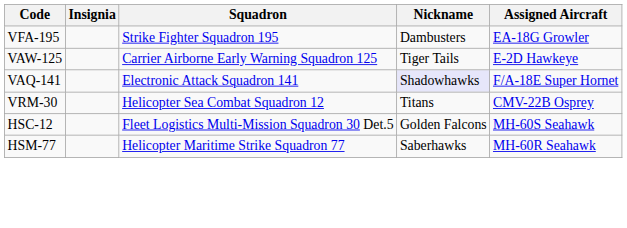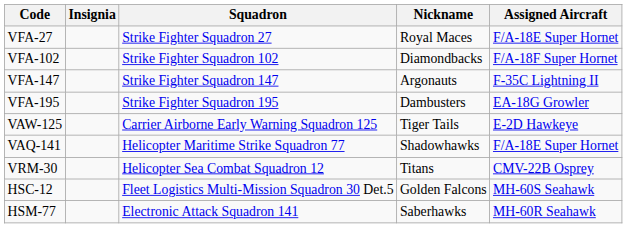+ row: (30, 37)
+ row: (33, 59)
+ row: (33, 80)
(210, 80) Electronic Attack Squadron 141 -> (233, 146) Helicopter Maritime Strike Squadron 77
(440, 80) lavender background -> (440, 146) no background
(233, 146) Helicopter Maritime Strike Squadron 77 -> (210, 211) Electronic Attack Squadron 141
